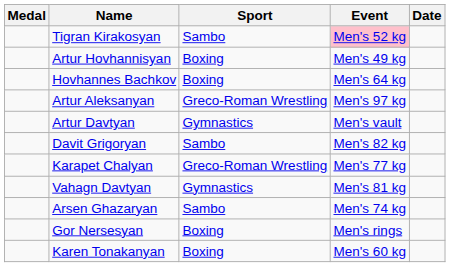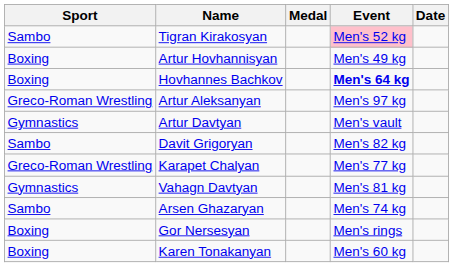columns swapped: (27, 15) <-> (255, 15)
(370, 80) normal -> (372, 80) bold
